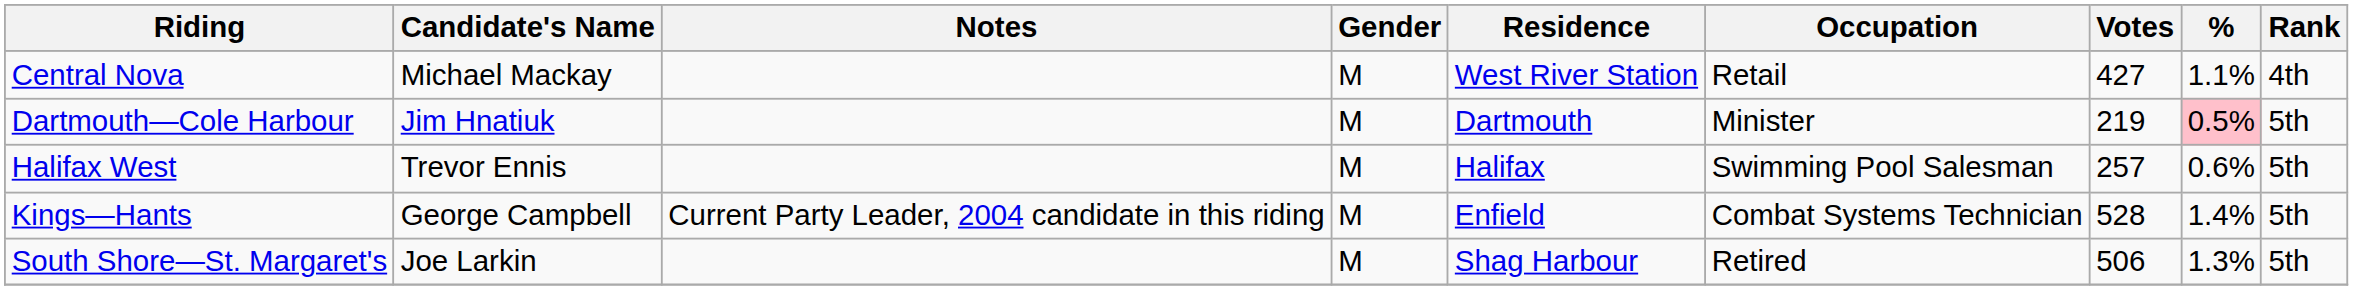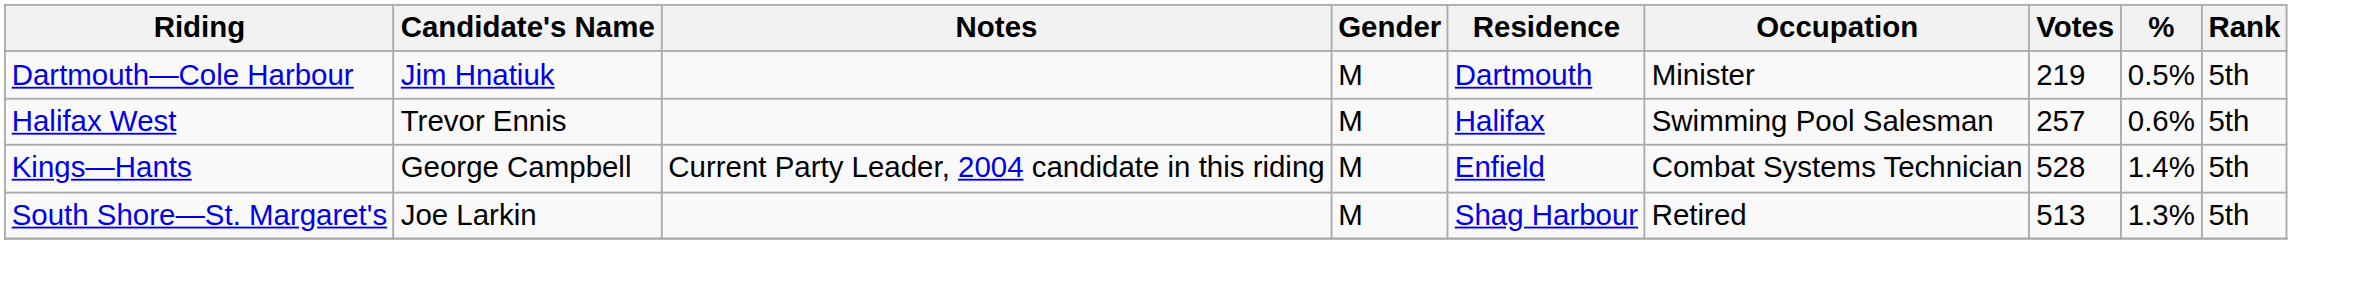- row: (98, 74)
(2221, 121) pink background -> (2161, 74) no background
(2121, 261) 506 -> (2061, 214) 513
